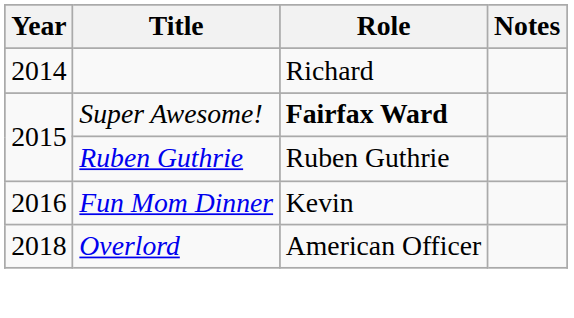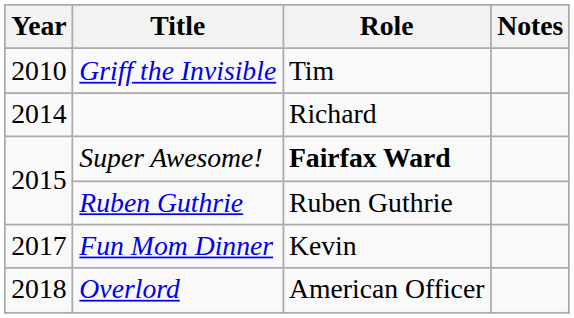+ row: (178, 70)
(39, 202) 2016 -> (39, 245) 2017
